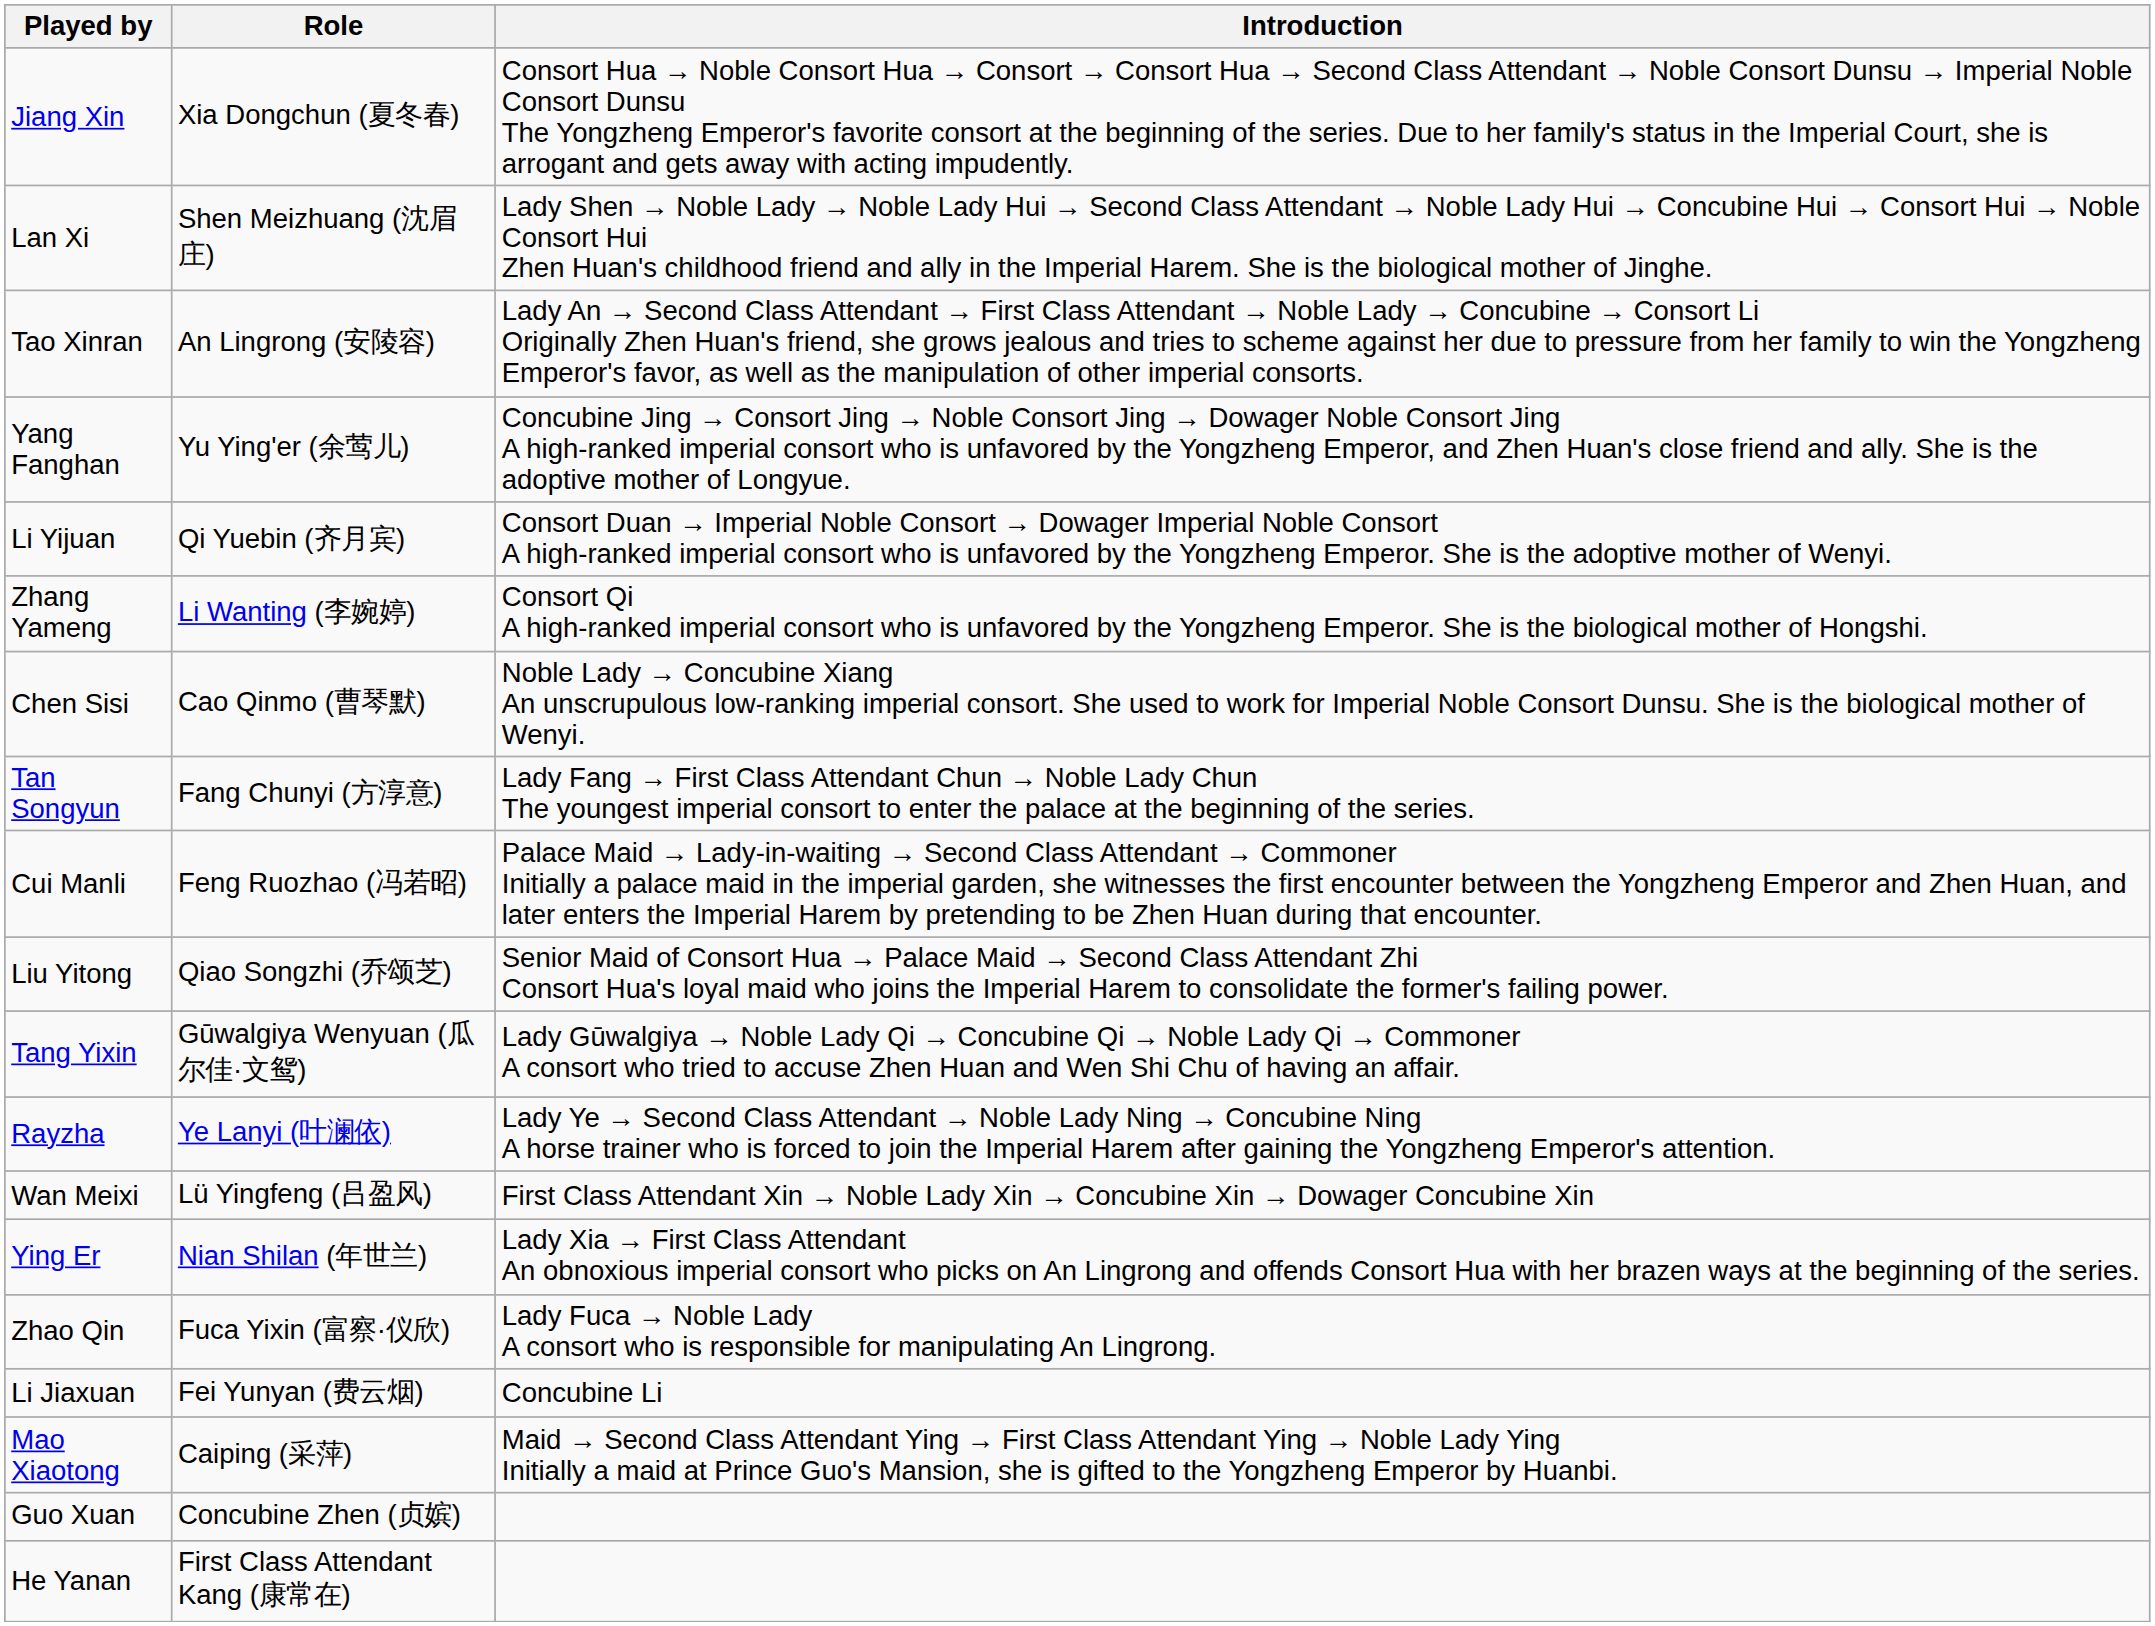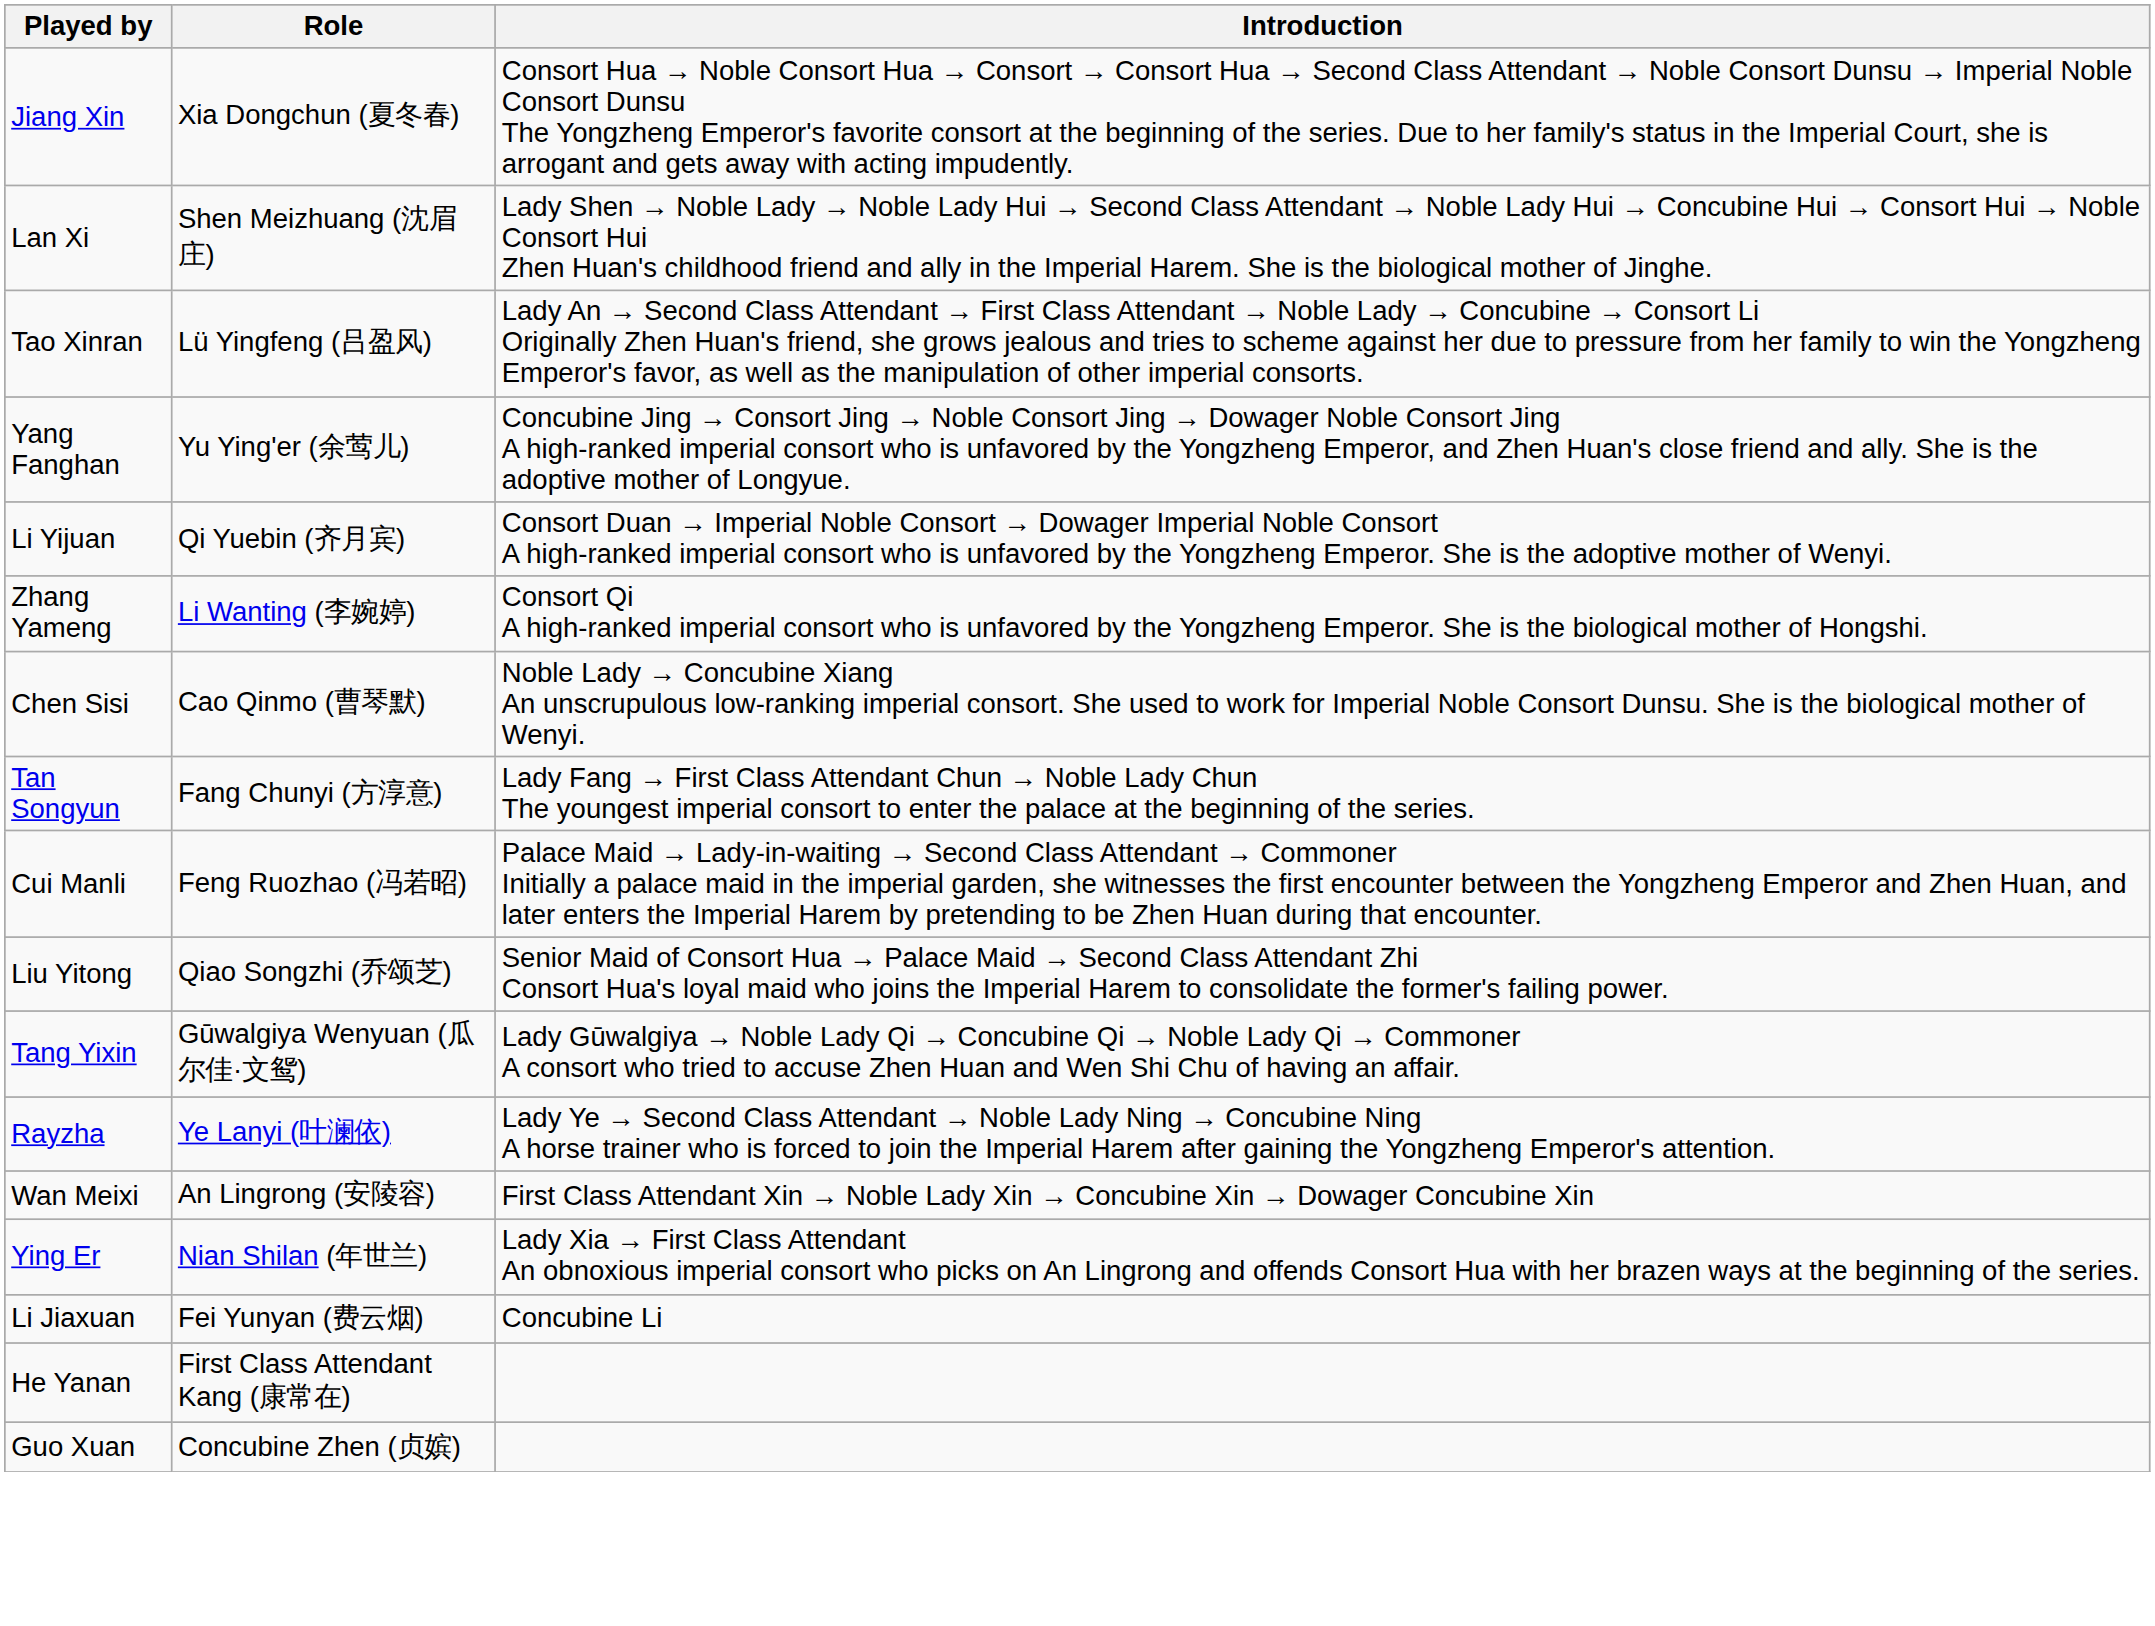(306, 342) An Lingrong (安陵容) -> (305, 342) Lü Yingfeng (吕盈风)
(305, 1193) Lü Yingfeng (吕盈风) -> (306, 1193) An Lingrong (安陵容)
- row: (68, 1331)
- row: (66, 1454)
rows swapped: (71, 1580) <-> (73, 1516)
